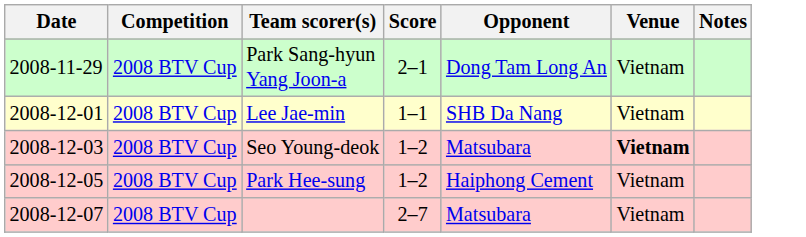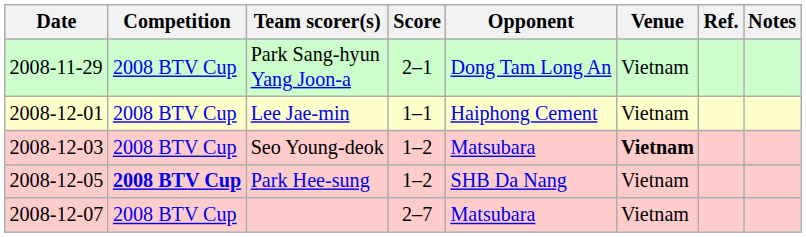+ column: (721, 21)
(504, 113) SHB Da Nang -> (524, 113) Haiphong Cement
(175, 180) normal -> (177, 180) bold
(519, 180) Haiphong Cement -> (509, 180) SHB Da Nang
